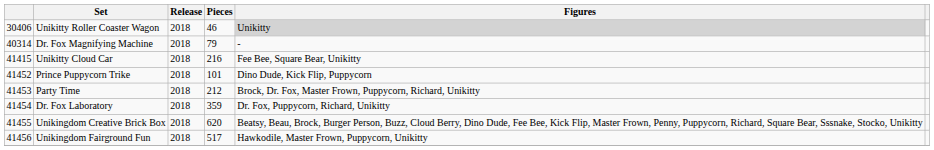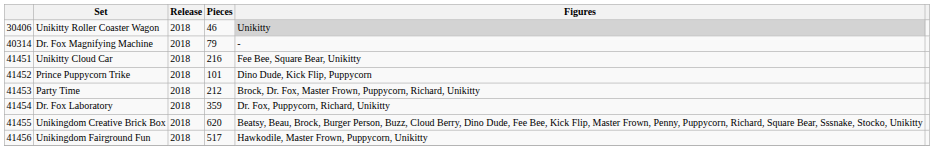(19, 59) 41415 -> (19, 59) 41451
